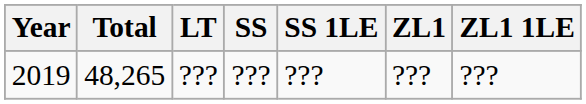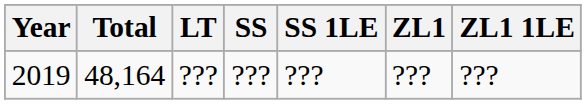(125, 74) 48,265 -> (125, 74) 48,164
